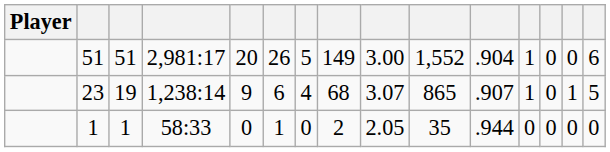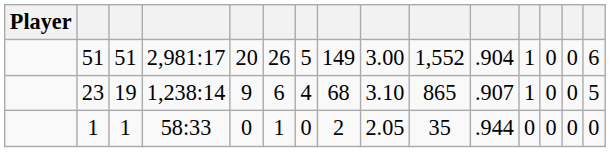(385, 92) 3.07 -> (385, 92) 3.10
(572, 92) 1 -> (572, 92) 0
